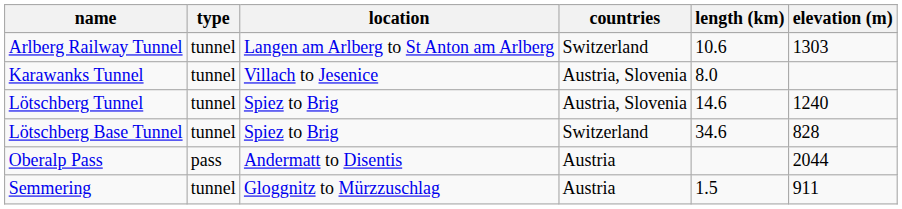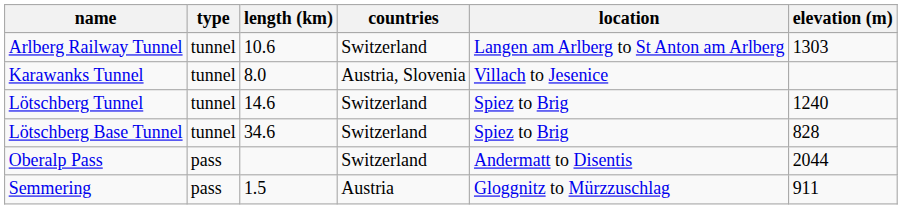columns swapped: (399, 18) <-> (740, 18)
(625, 103) Austria, Slovenia -> (384, 103) Switzerland
(589, 160) Austria -> (384, 160) Switzerland
(213, 189) tunnel -> (206, 189) pass
